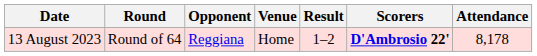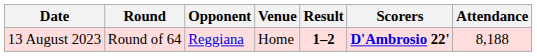(324, 39) normal -> (324, 39) bold
(492, 39) 8,178 -> (492, 39) 8,188
